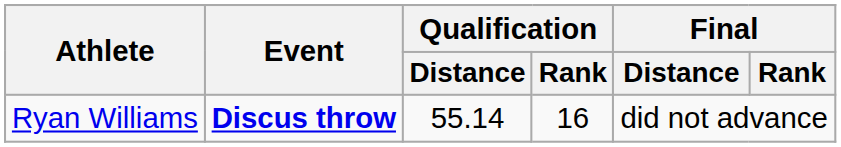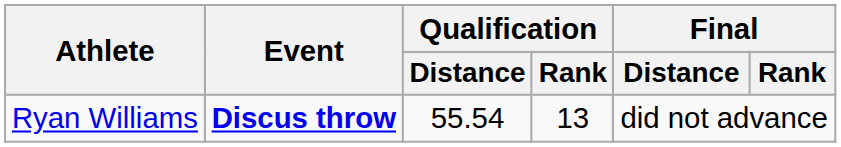(468, 119) 55.14 -> (468, 119) 55.54
(573, 119) 16 -> (573, 119) 13
